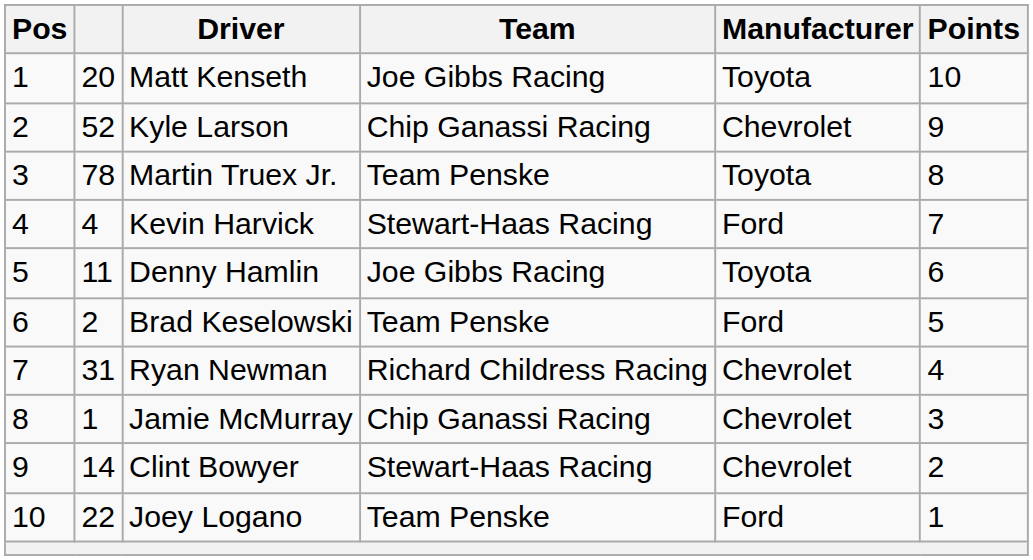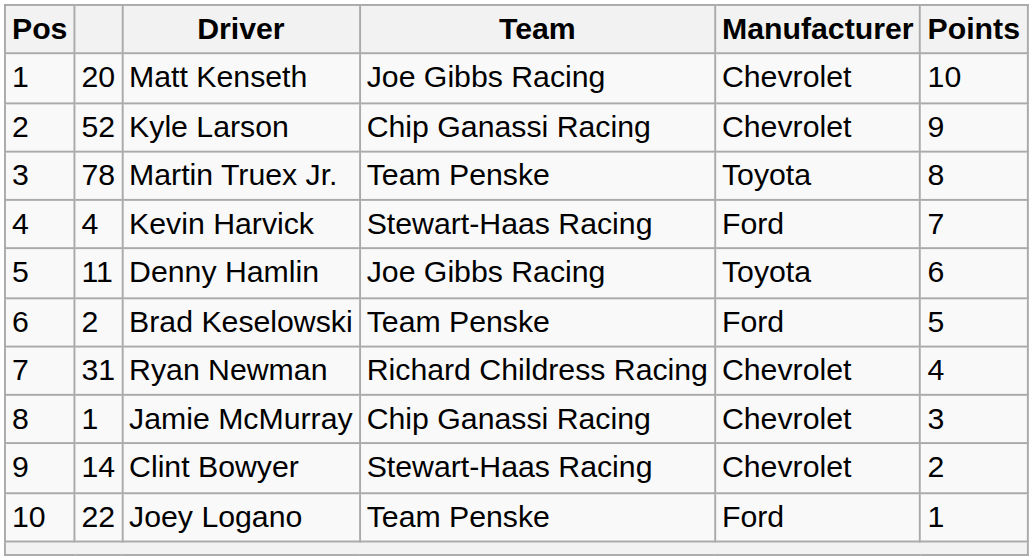(767, 77) Toyota -> (787, 77) Chevrolet
